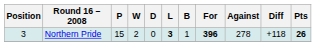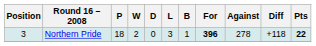(119, 34) 15 -> (119, 34) 18
(170, 34) bold -> (170, 34) normal
(301, 34) 26 -> (301, 34) 22
